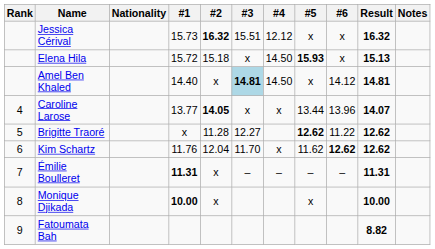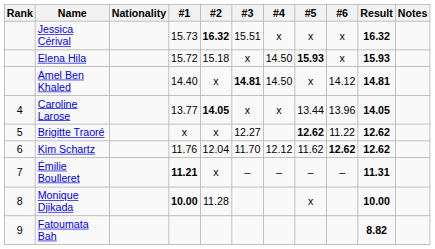(279, 36) 12.12 -> (279, 36) x
(377, 59) 15.13 -> (377, 59) 15.93
(247, 81) lightblue background -> (247, 81) no background
(377, 110) 14.07 -> (377, 110) 14.05
(216, 133) 11.28 -> (216, 133) x
(279, 150) x -> (279, 150) 12.12
(184, 173) 11.31 -> (184, 173) 11.21
(216, 201) x -> (216, 201) 11.28
